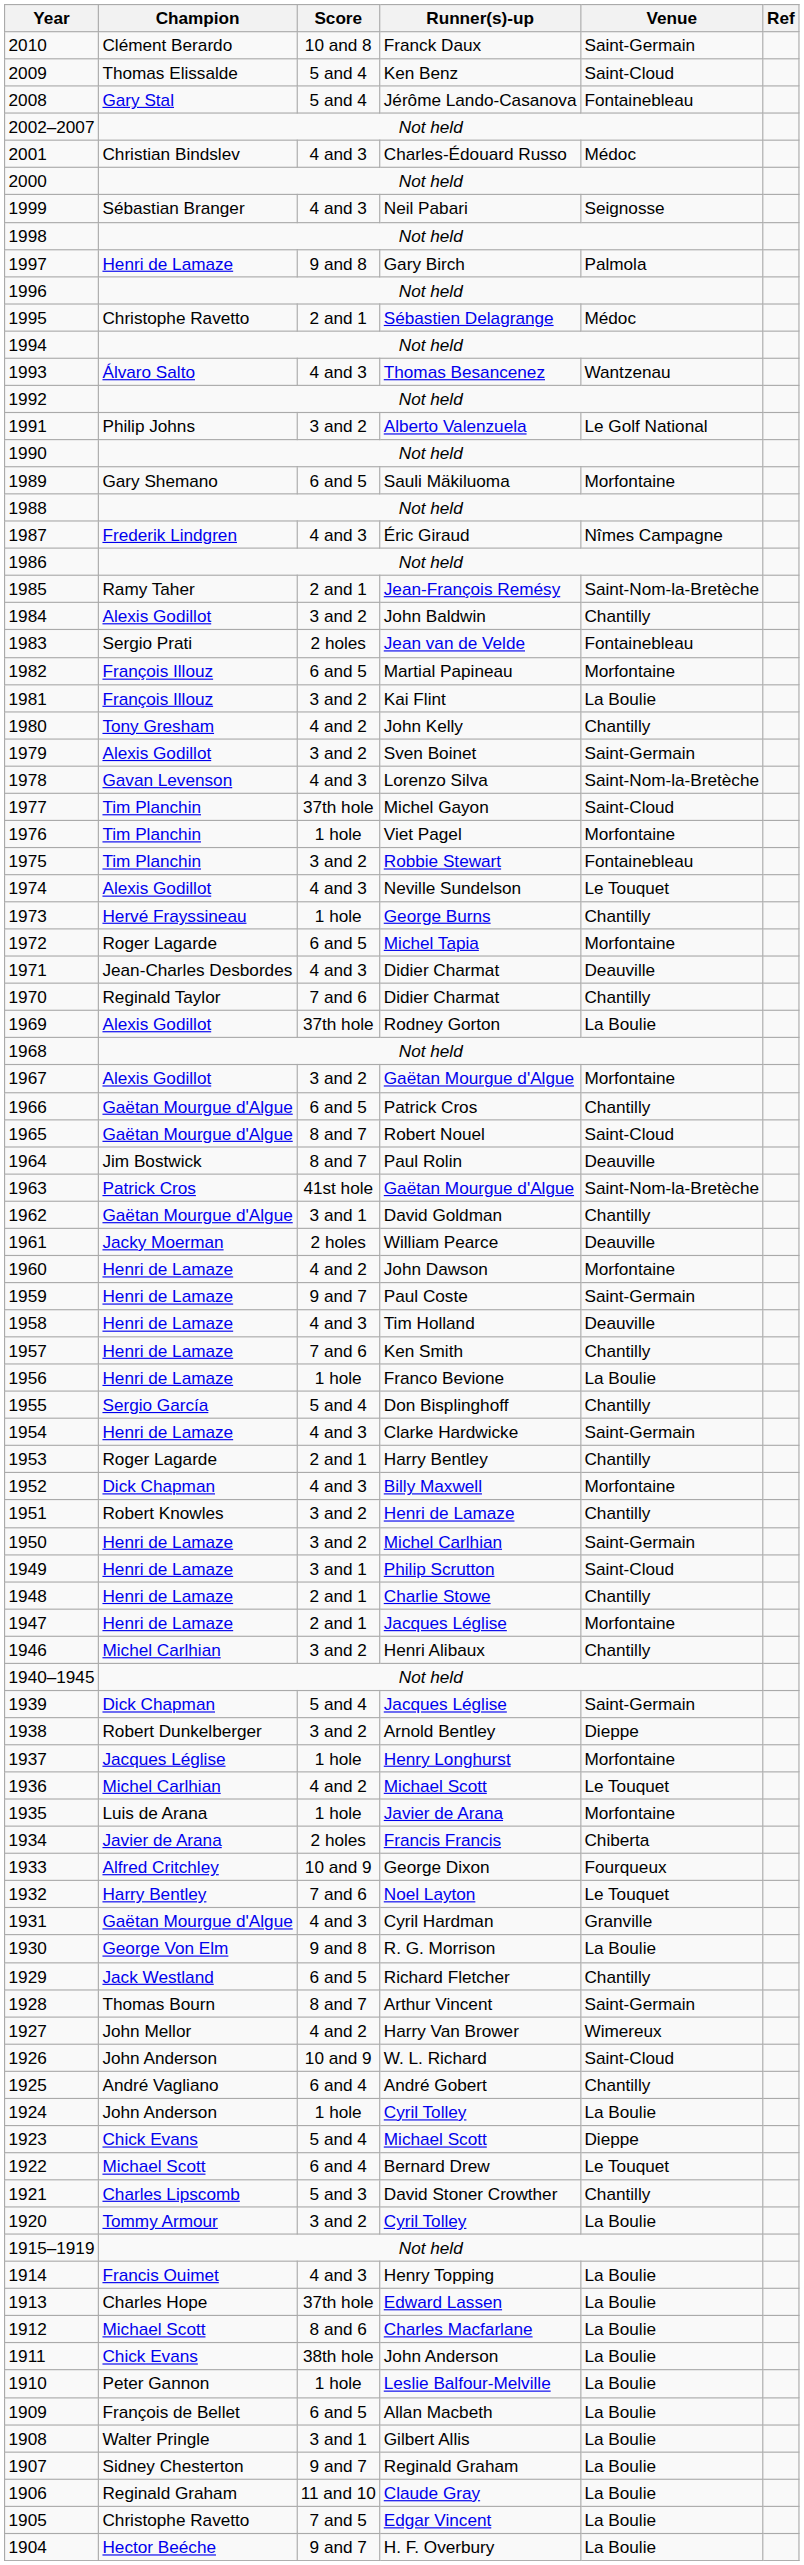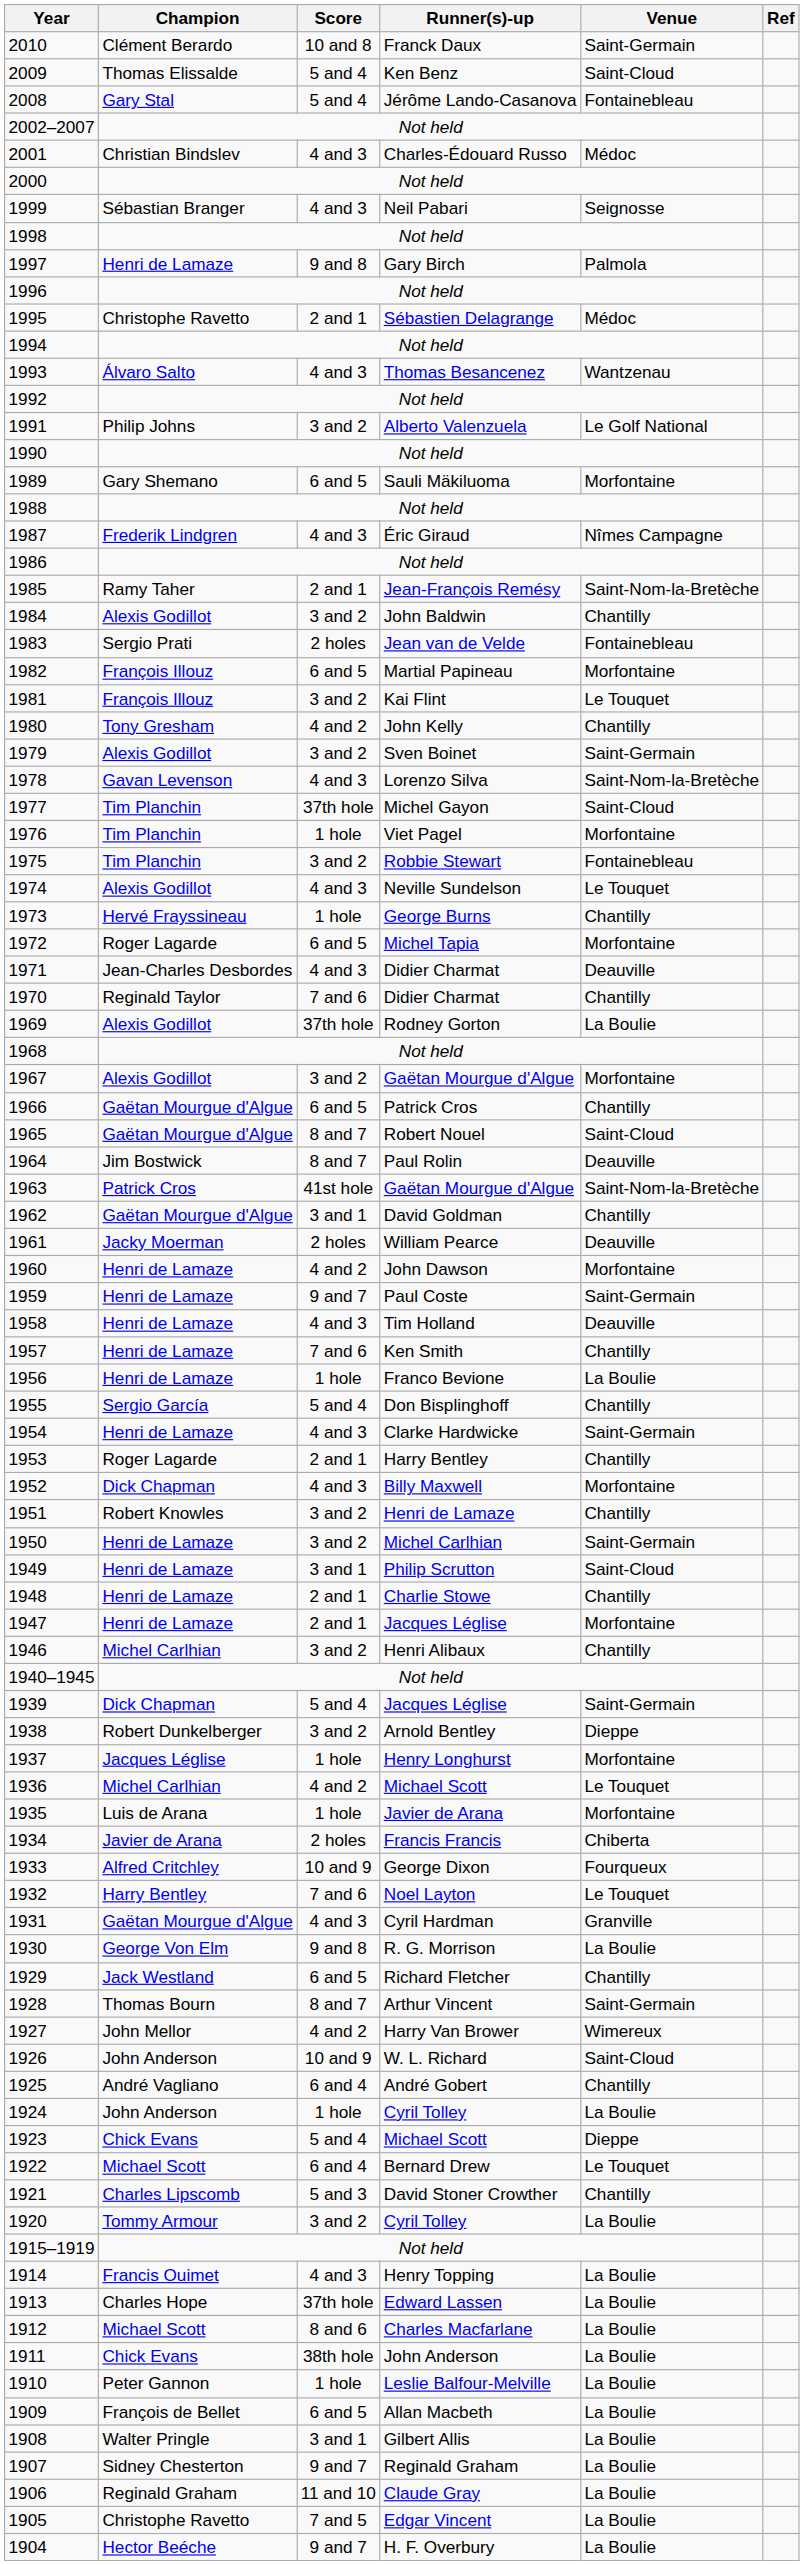(620, 698) La Boulie -> (627, 698) Le Touquet
